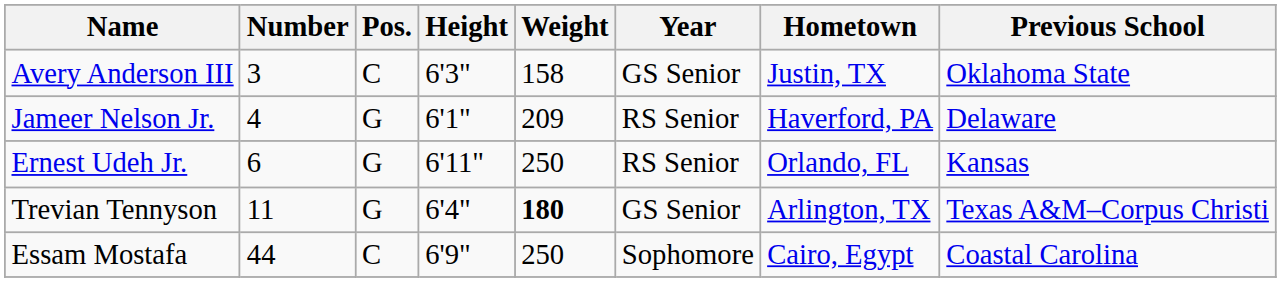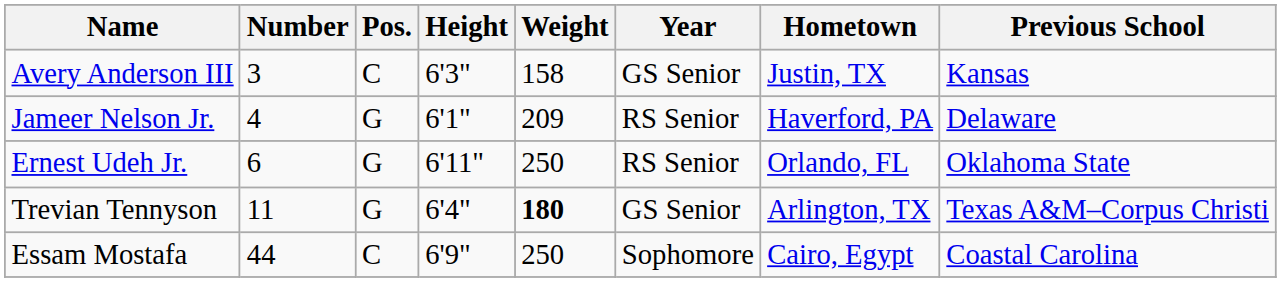(1038, 72) Oklahoma State -> (988, 72) Kansas
(988, 163) Kansas -> (1038, 163) Oklahoma State
